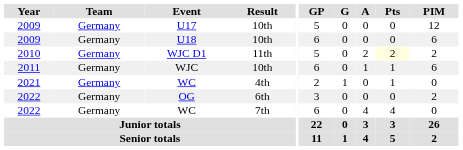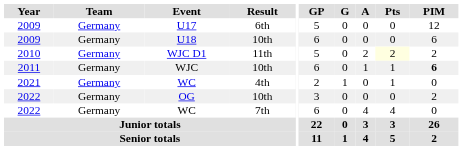(262, 25) 10th -> (262, 25) 6th
(434, 68) normal -> (434, 68) bold
(262, 96) 6th -> (262, 96) 10th
